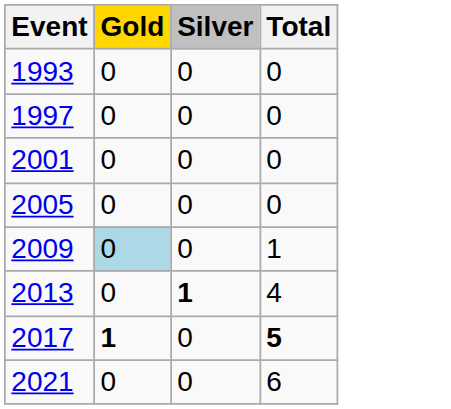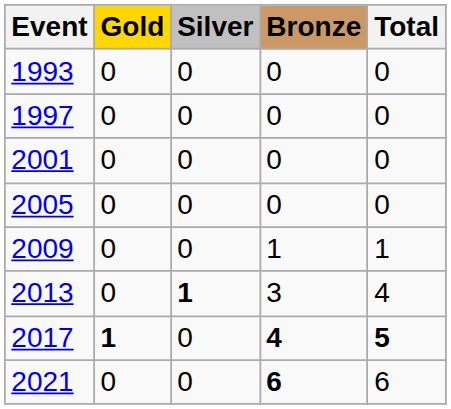+ column: (314, 26)
(108, 248) lightblue background -> (108, 248) no background
